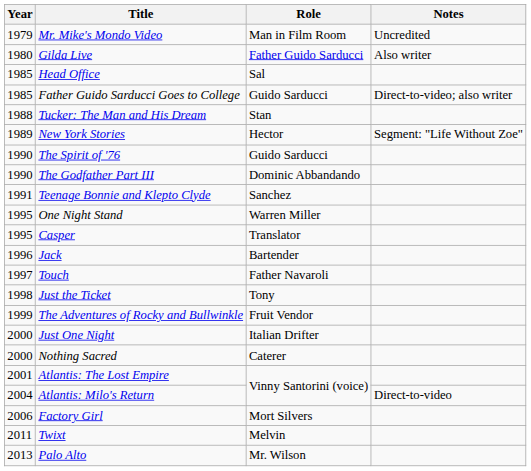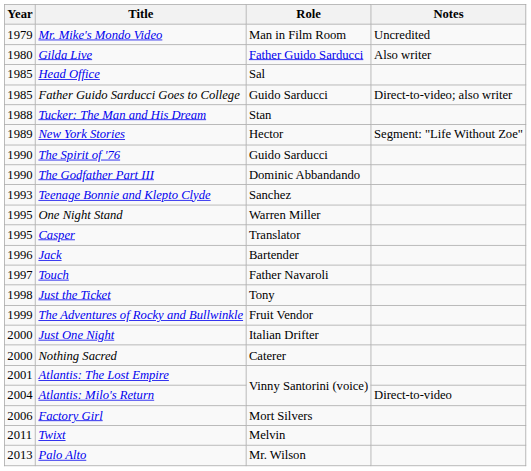(20, 194) 1991 -> (20, 194) 1993
